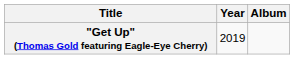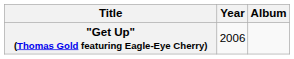(232, 38) 2019 -> (232, 38) 2006
